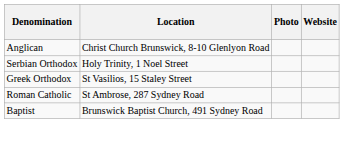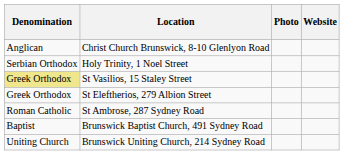(39, 79) no background -> (39, 79) khaki background
+ row: (147, 95)
+ row: (173, 142)
